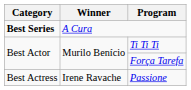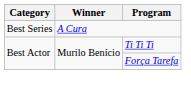(30, 28) bold -> (30, 28) normal
- row: (148, 77)
